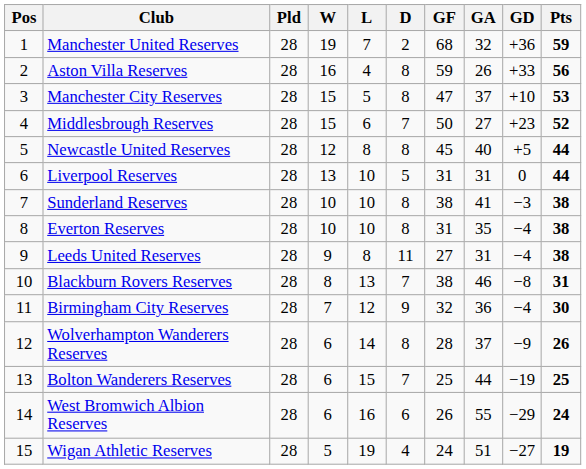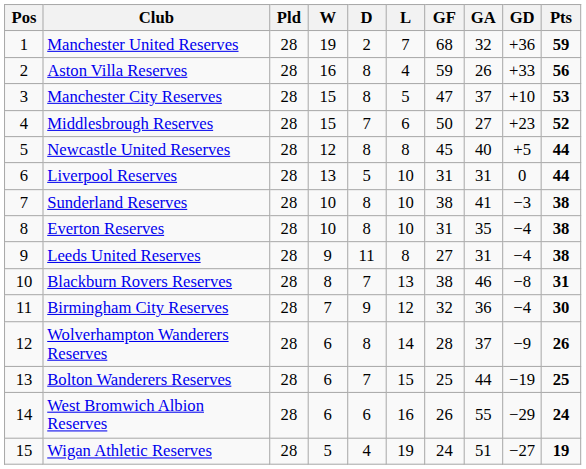columns swapped: (406, 17) <-> (367, 17)
